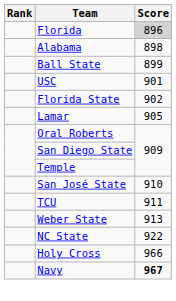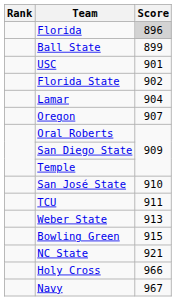- row: (59, 47)
(153, 116) 905 -> (153, 99) 904
+ row: (56, 116)
+ row: (78, 236)
(153, 236) 922 -> (153, 253) 921
(153, 270) bold -> (153, 288) normal
